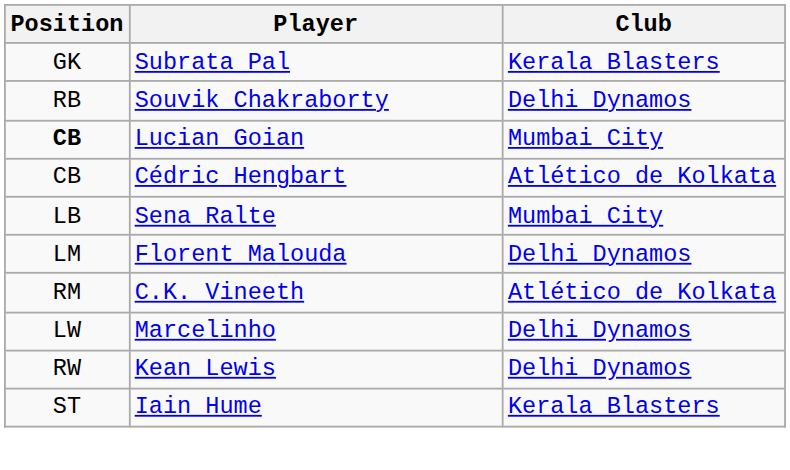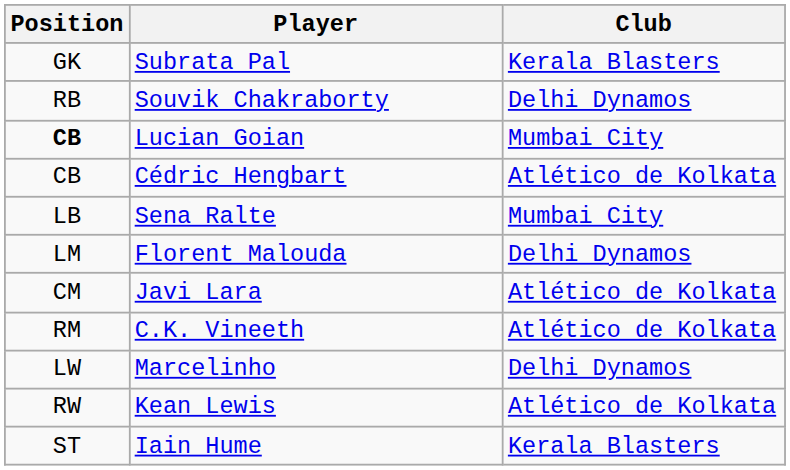+ row: (198, 293)
(600, 369) Delhi Dynamos -> (642, 408) Atlético de Kolkata
